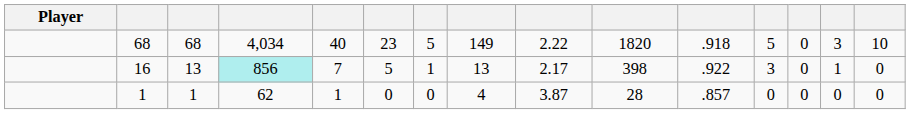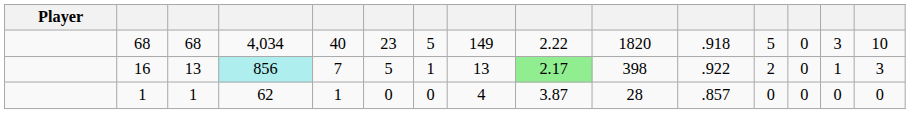(554, 69) no background -> (554, 69) lightgreen background
(771, 69) 3 -> (771, 69) 2
(880, 69) 0 -> (880, 69) 3
